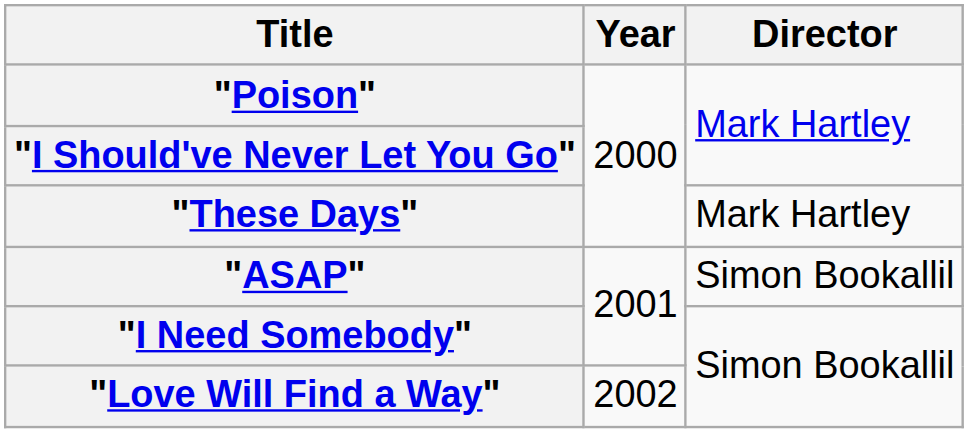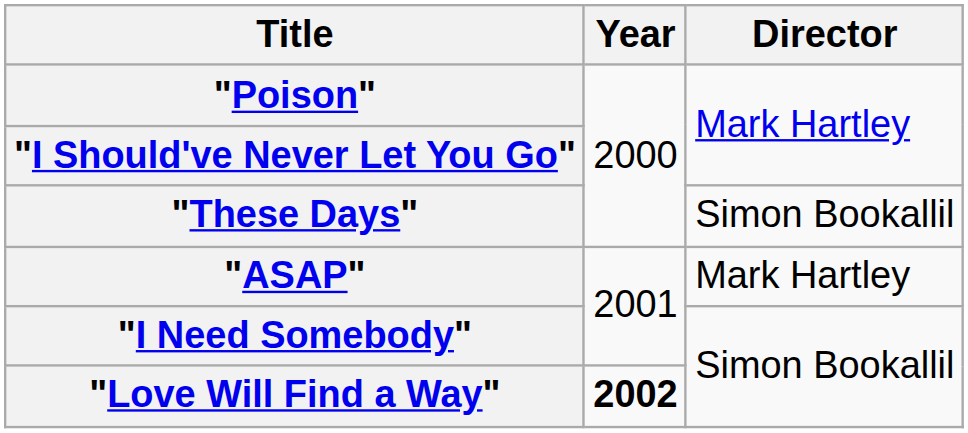(803, 214) Mark Hartley -> (825, 214) Simon Bookallil
(825, 275) Simon Bookallil -> (803, 275) Mark Hartley
(636, 395) normal -> (636, 395) bold
